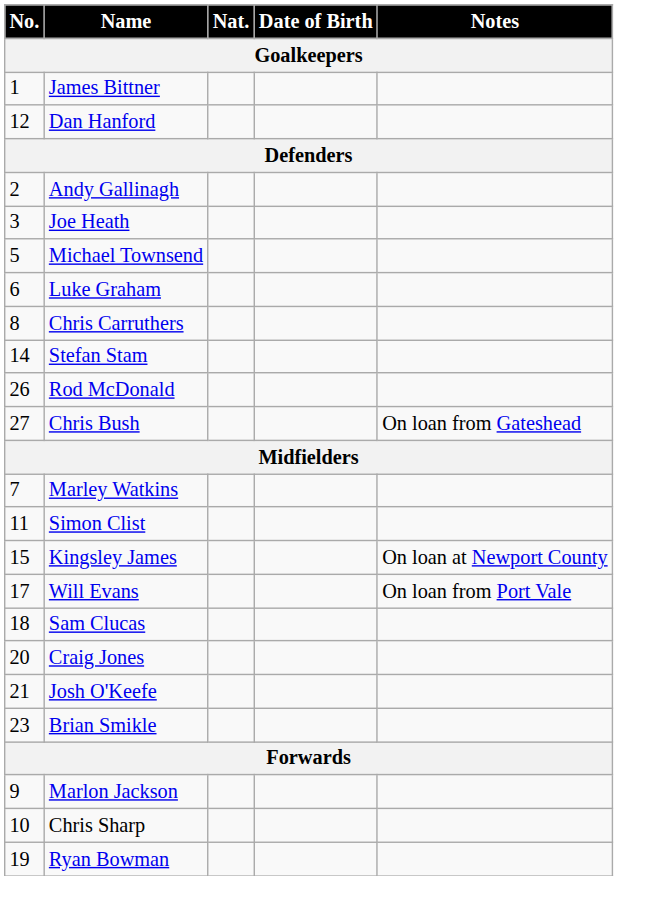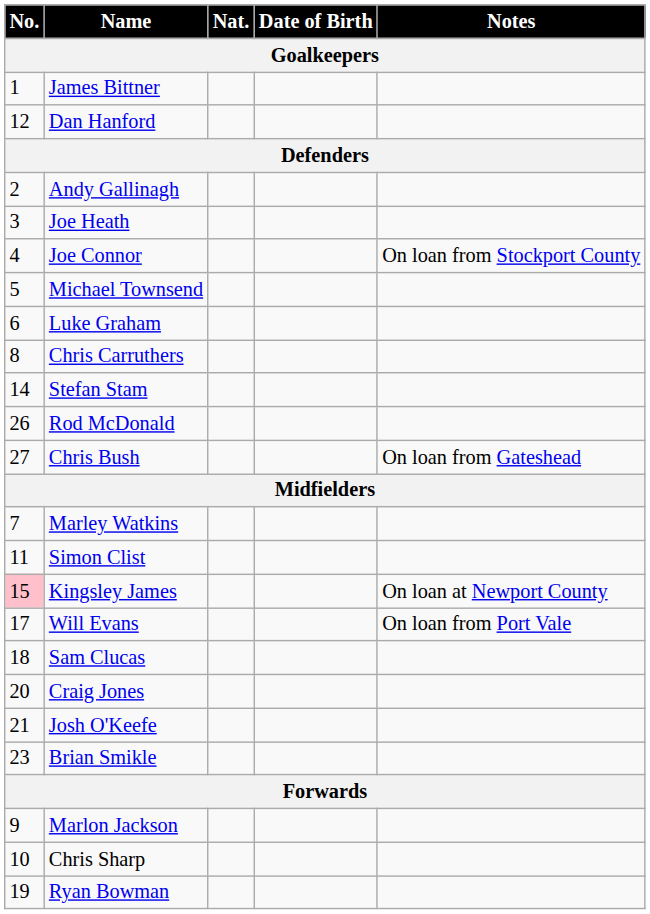+ row: (95, 256)
(20, 557) no background -> (20, 590) pink background
